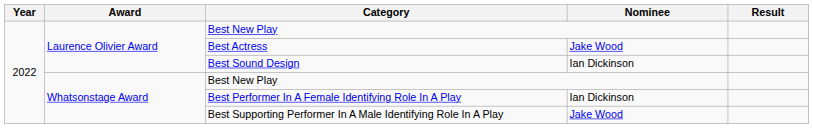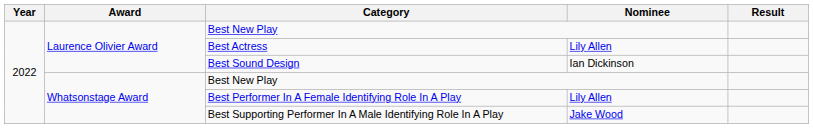(596, 47) Jake Wood -> (591, 47) Lily Allen
(602, 98) Ian Dickinson -> (591, 98) Lily Allen
